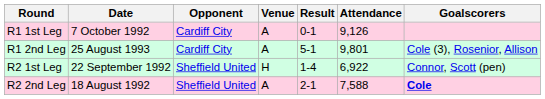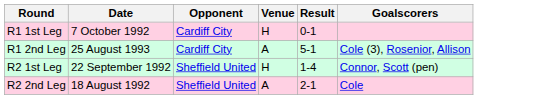- column: (371, 13)
(265, 31) A -> (265, 31) H
(419, 85) bold -> (352, 85) normal
